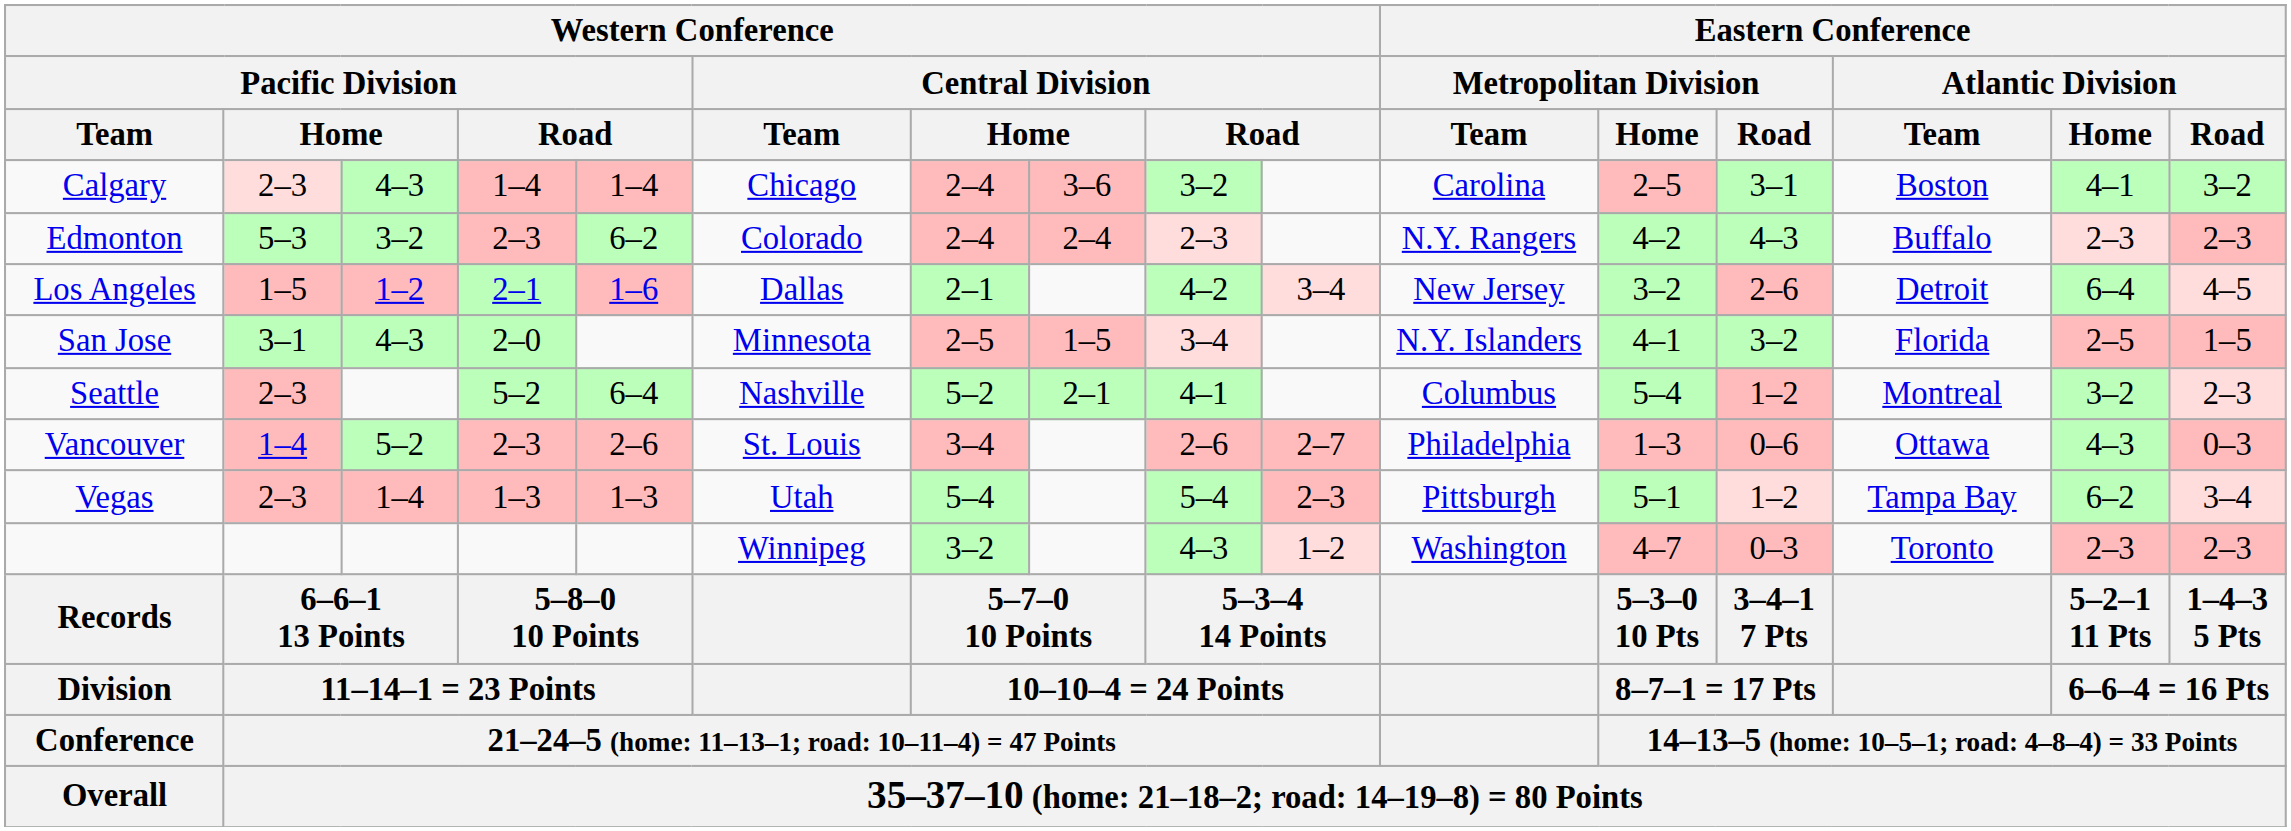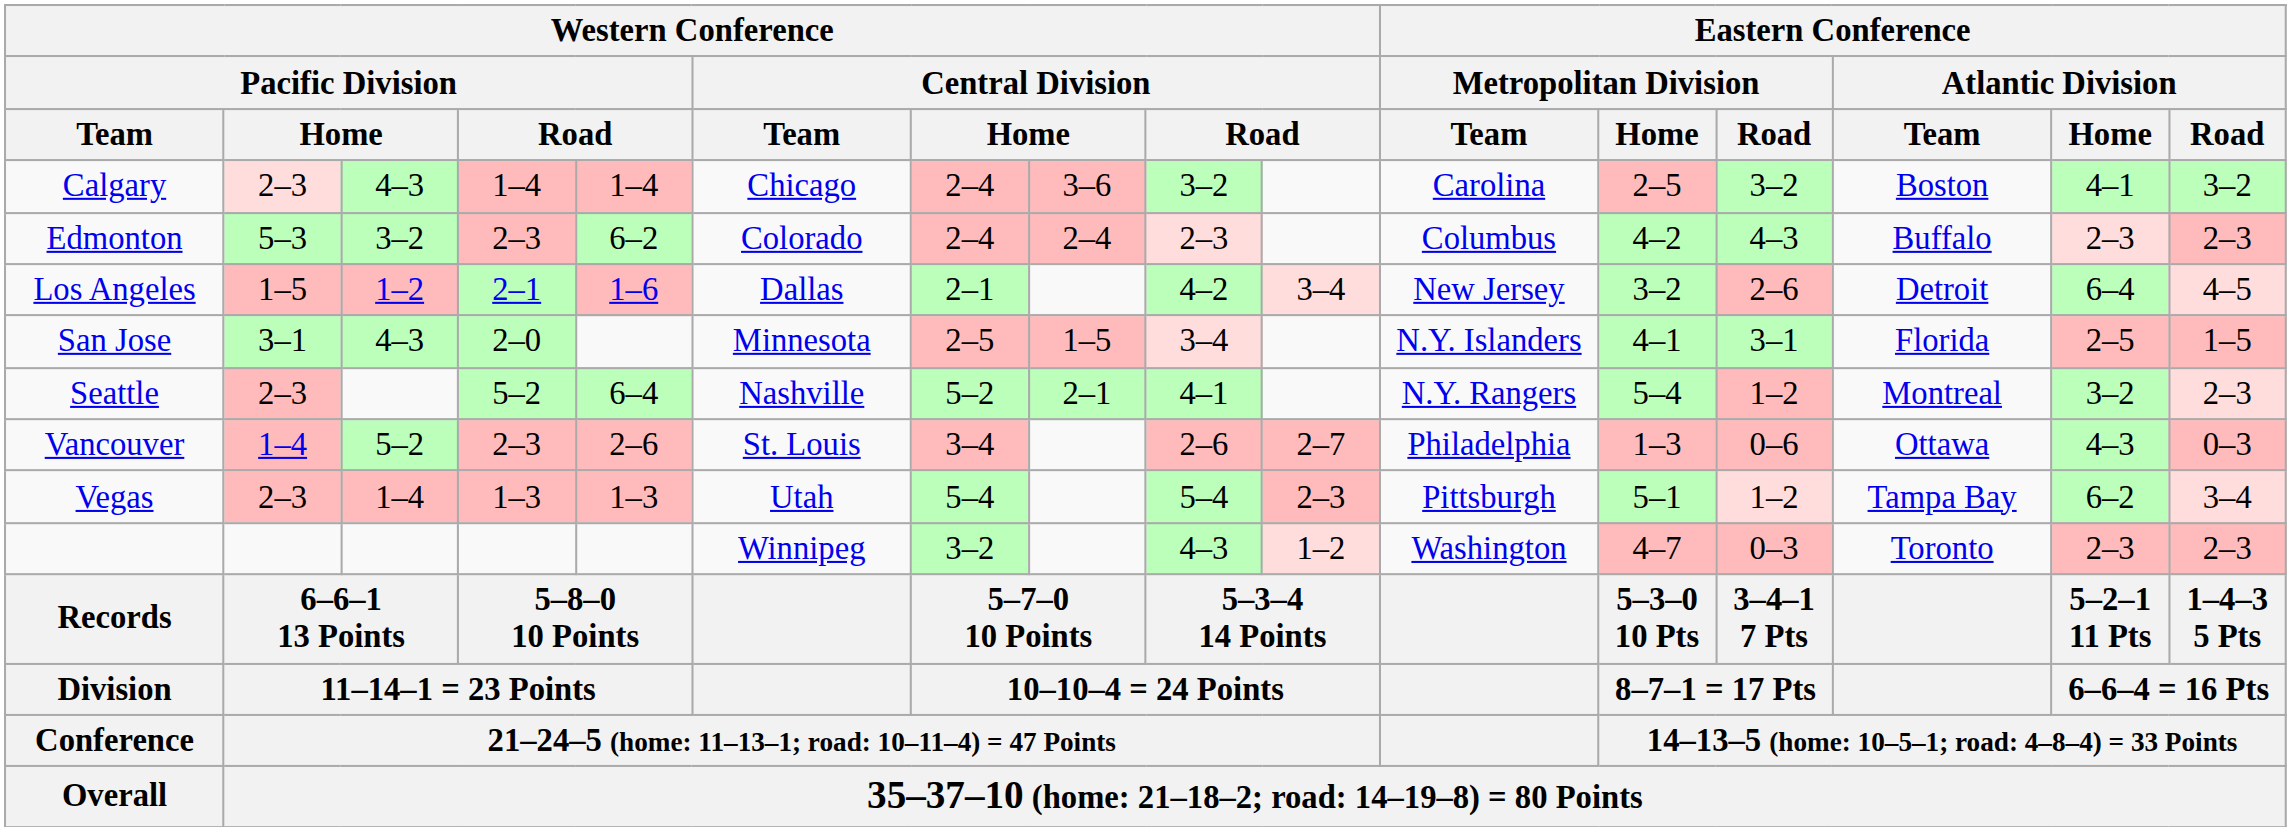(1774, 185) 3–1 -> (1774, 185) 3–2
(1489, 237) N.Y. Rangers -> (1489, 237) Columbus
(1774, 340) 3–2 -> (1774, 340) 3–1
(1489, 392) Columbus -> (1489, 392) N.Y. Rangers
